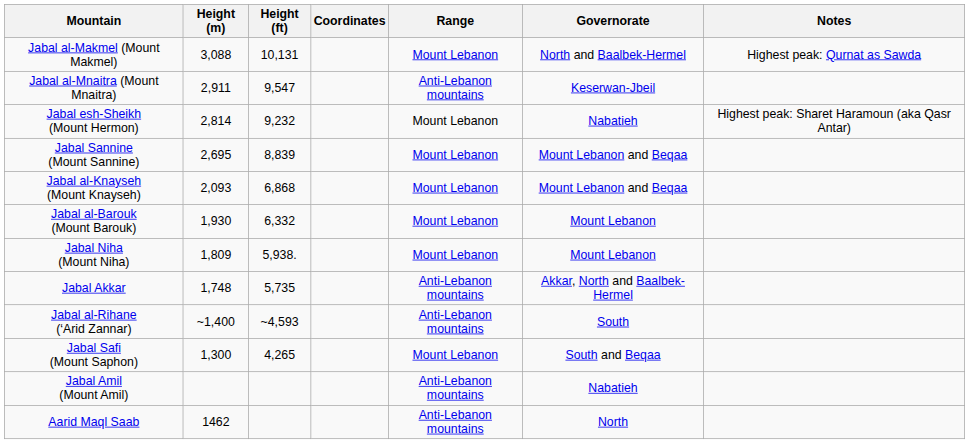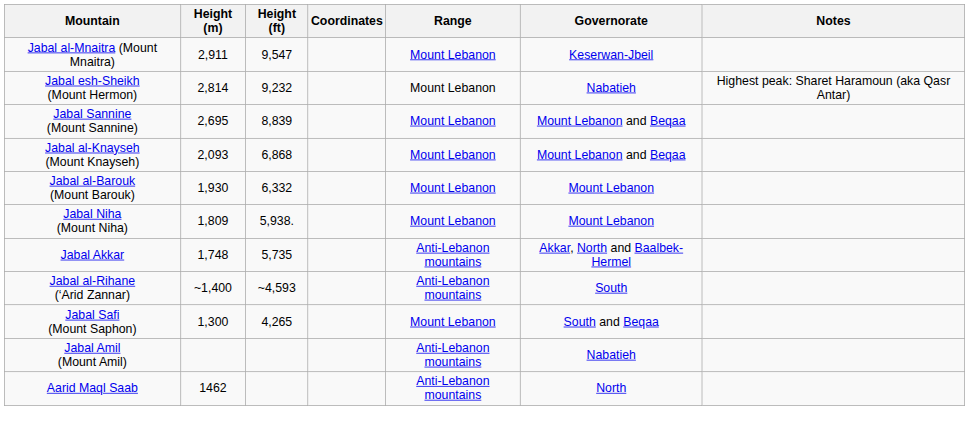- row: (94, 54)
(455, 87) Anti-Lebanon mountains -> (453, 54) Mount Lebanon
